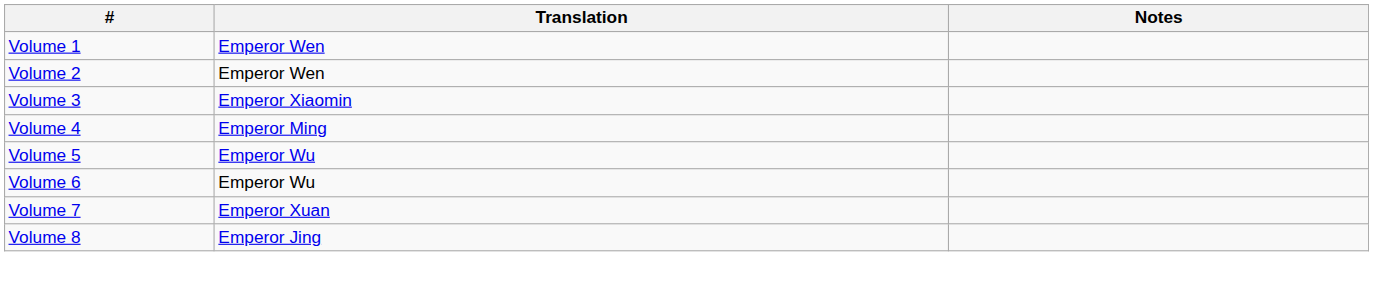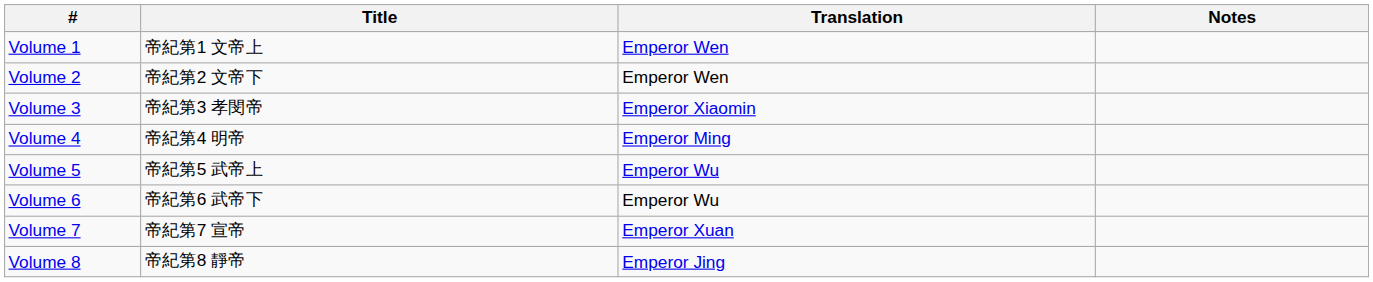+ column: (380, 18)
